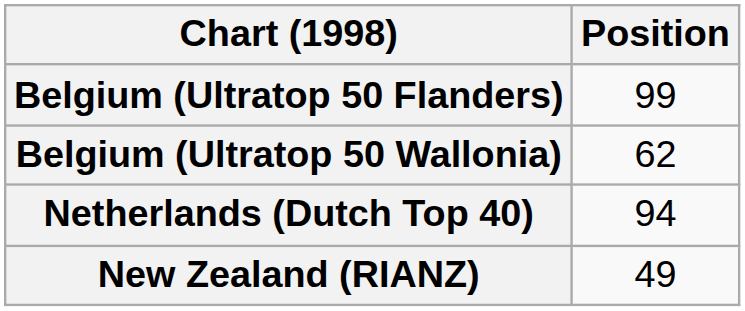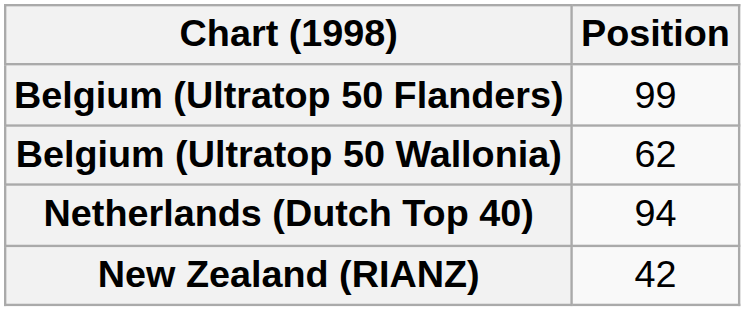(655, 273) 49 -> (655, 273) 42
